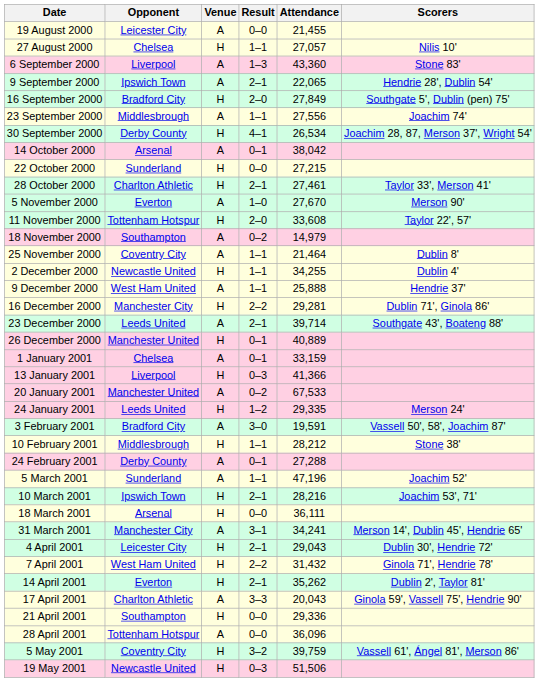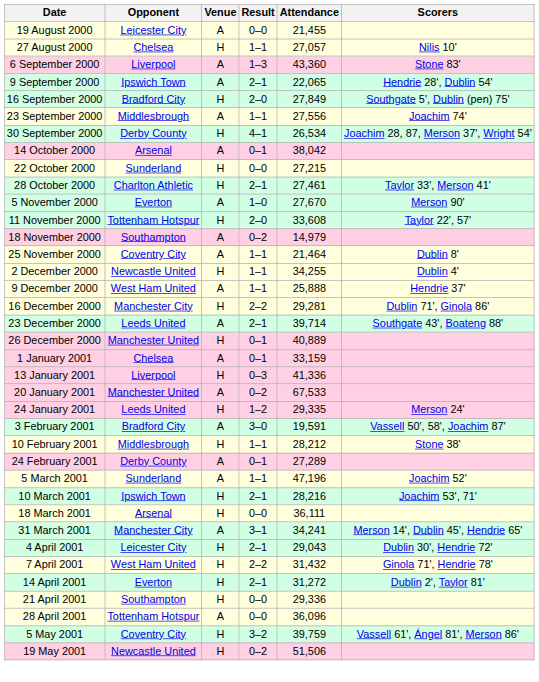(309, 375) 41,366 -> (309, 375) 41,336
(309, 461) 27,288 -> (309, 461) 27,289
(309, 582) 35,262 -> (309, 582) 31,272
- row: (55, 599)
(258, 668) 0–3 -> (258, 651) 0–2
